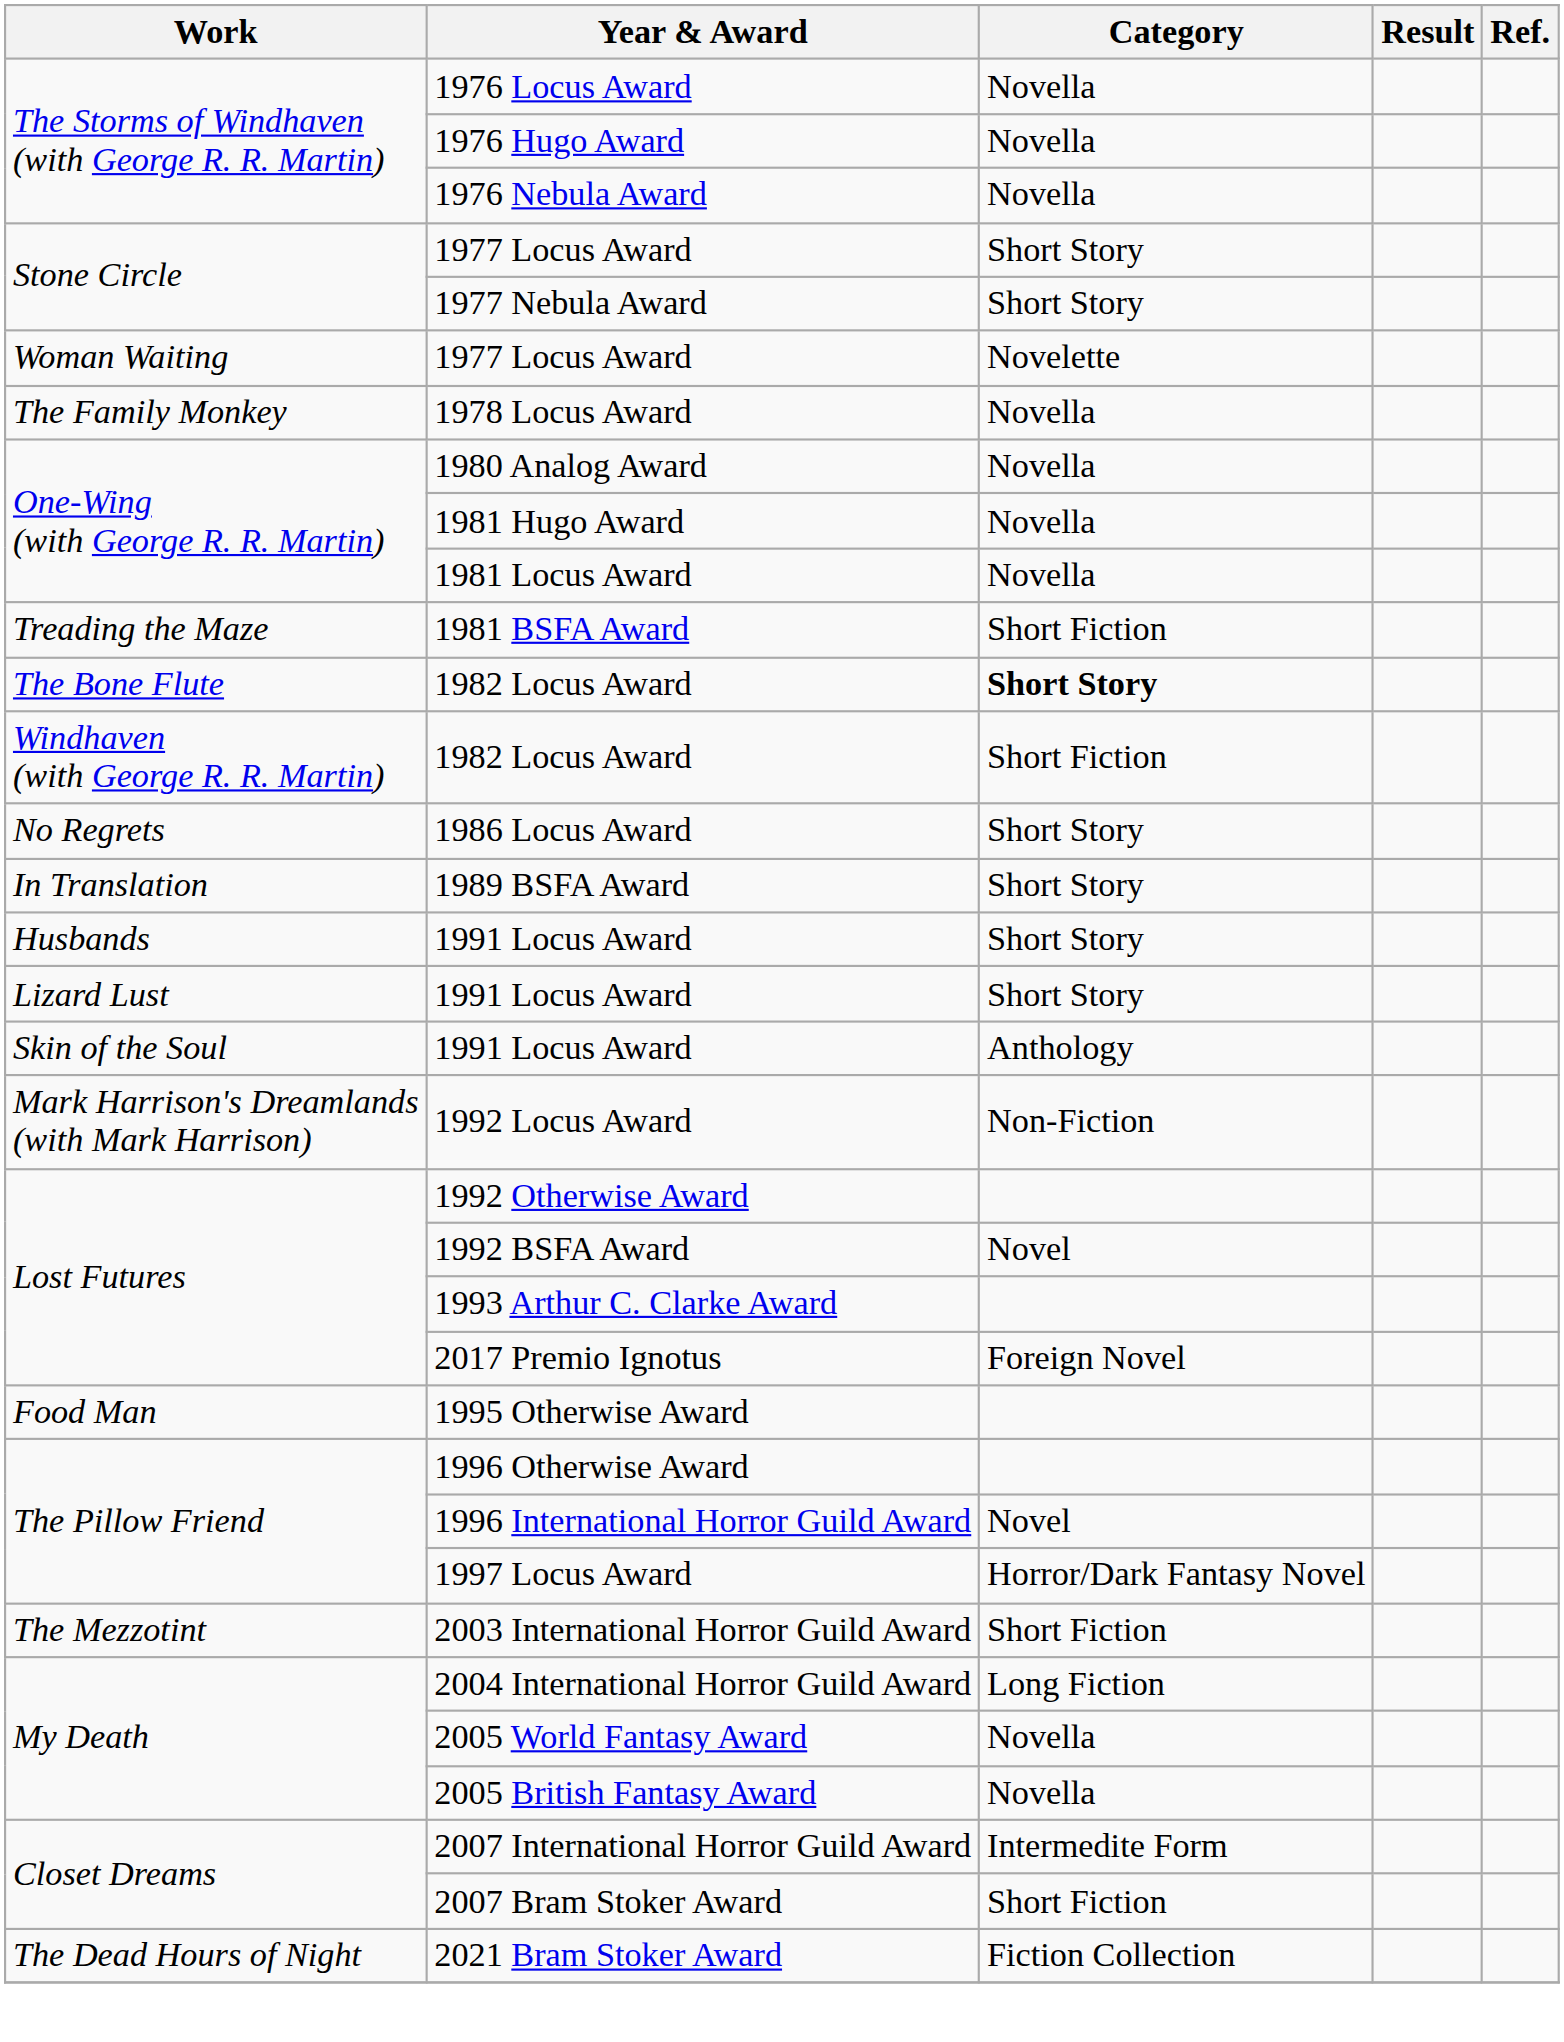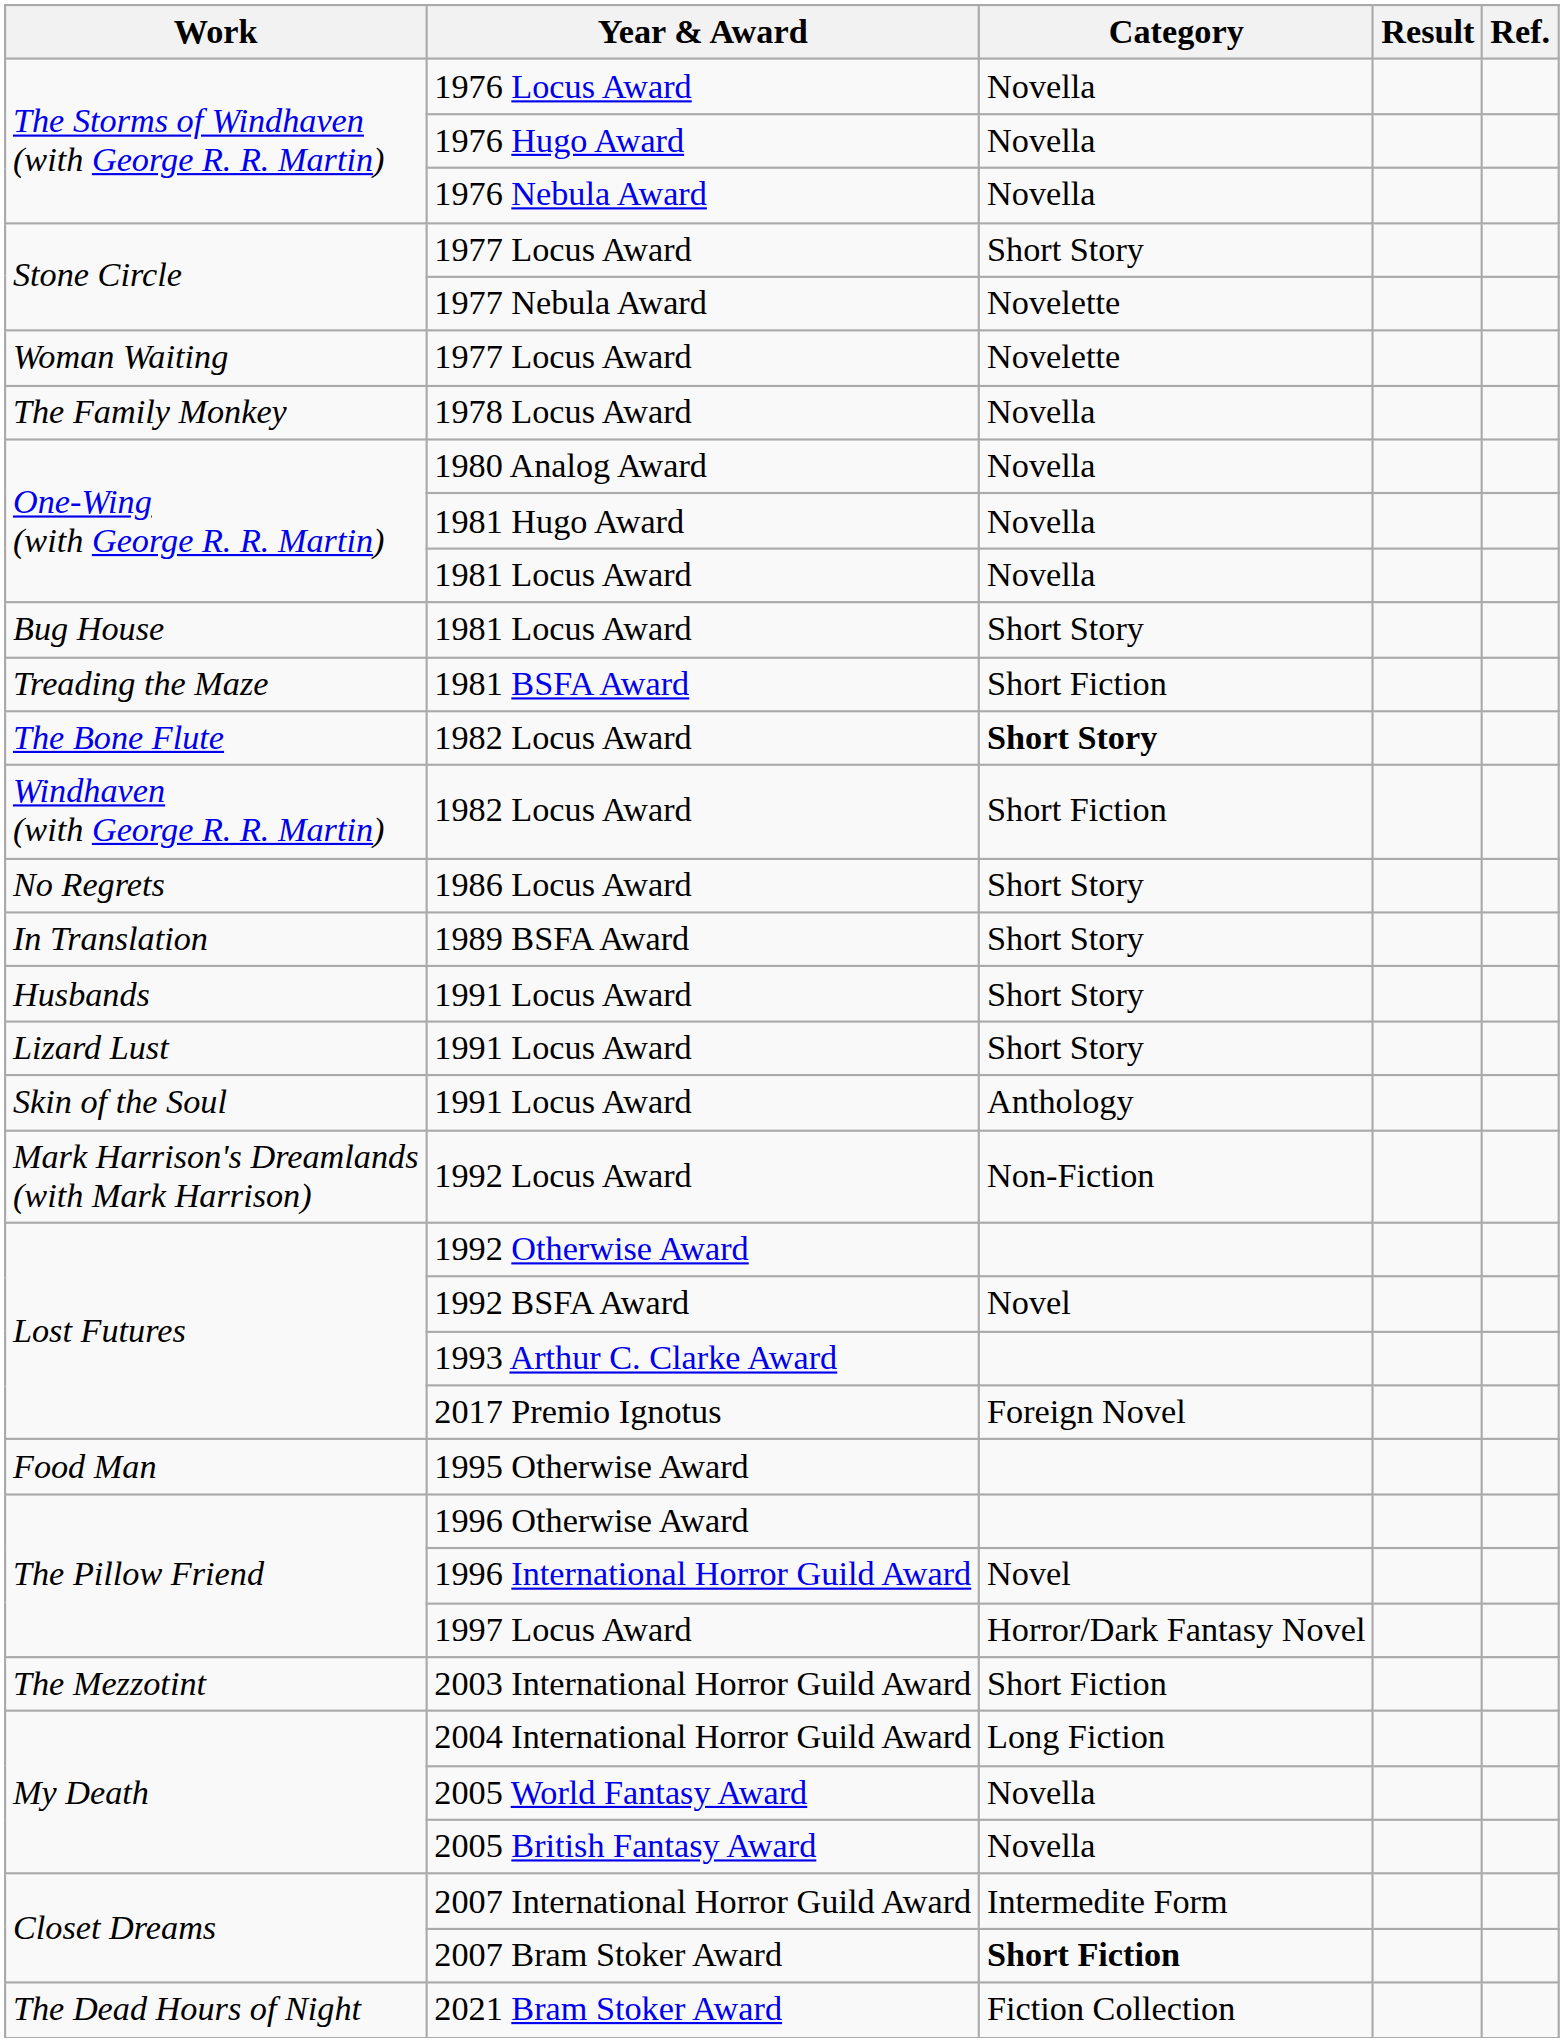(1066, 303) Short Story -> (1054, 303) Novelette
+ row: (89, 628)
(1077, 1900) normal -> (1084, 1954) bold
